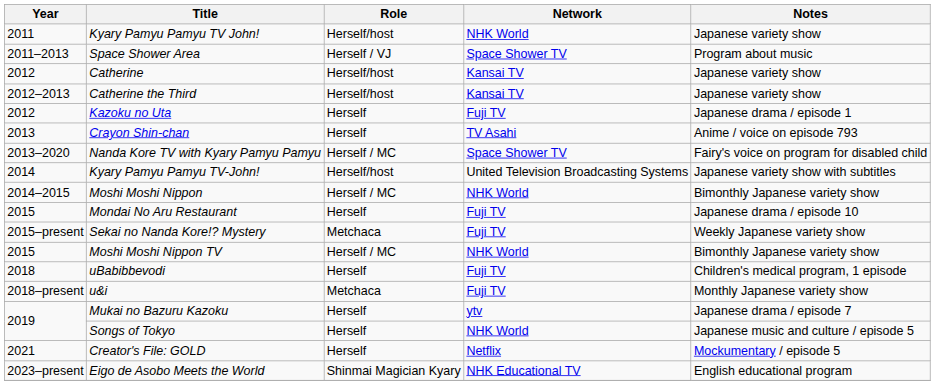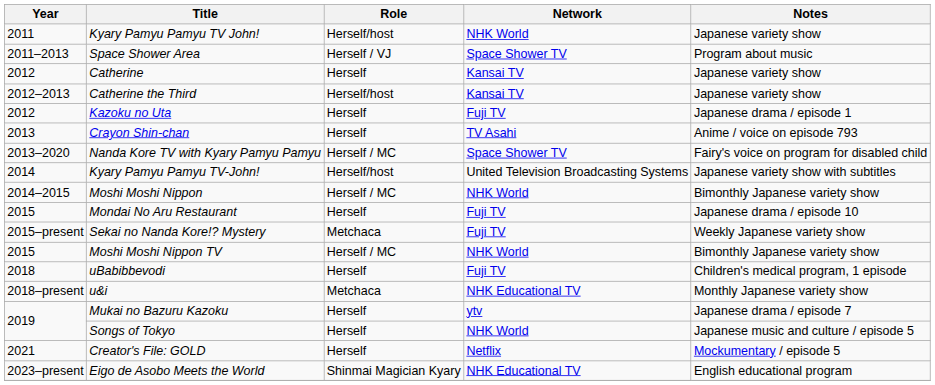(360, 73) Herself/host -> (347, 73) Herself
(486, 291) Fuji TV -> (524, 291) NHK Educational TV
